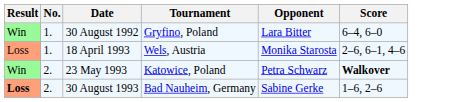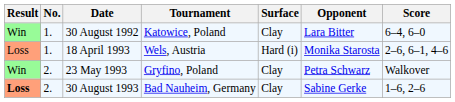+ column: (280, 13)
(181, 31) Gryfino, Poland -> (185, 31) Katowice, Poland
(185, 69) Katowice, Poland -> (181, 69) Gryfino, Poland
(366, 69) bold -> (407, 69) normal
